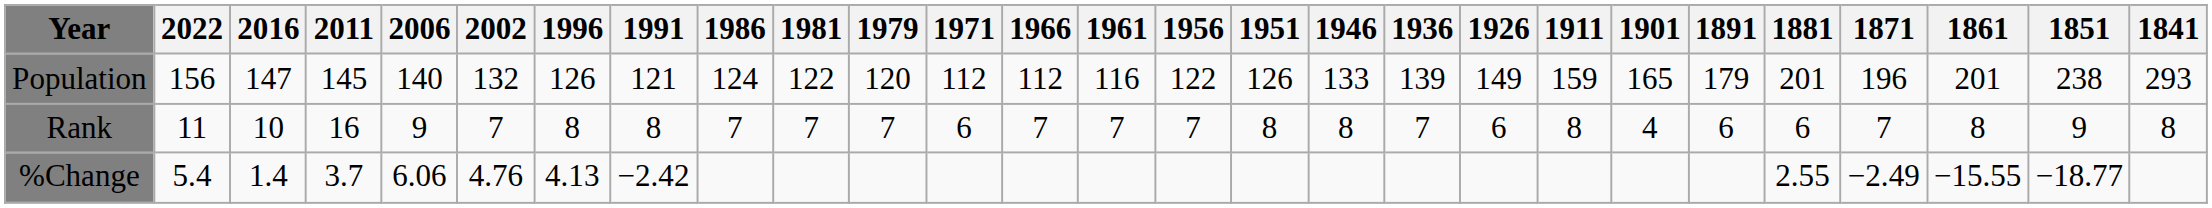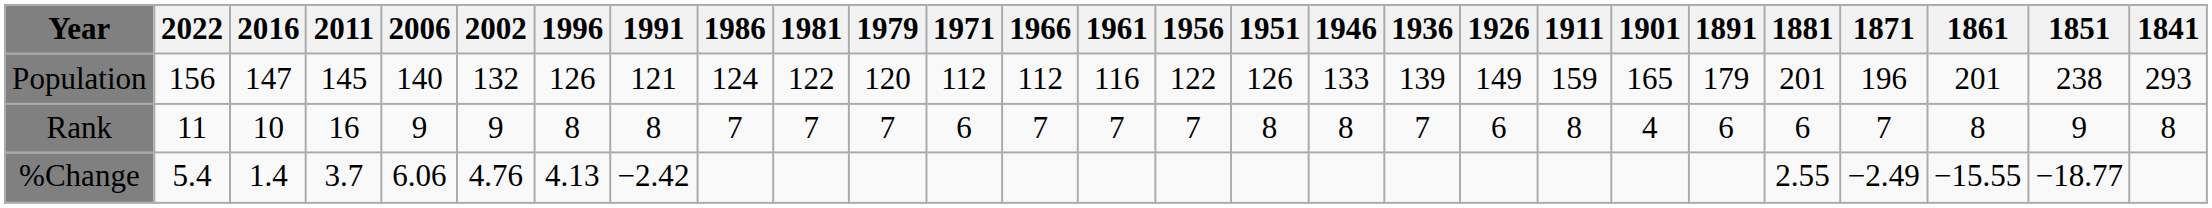(496, 127) 7 -> (496, 127) 9
